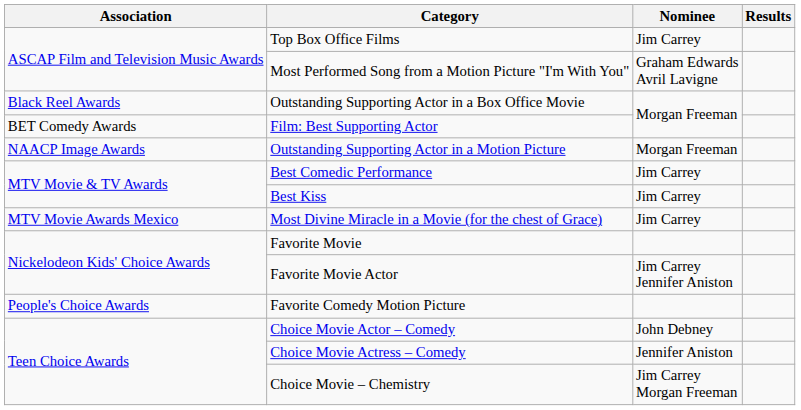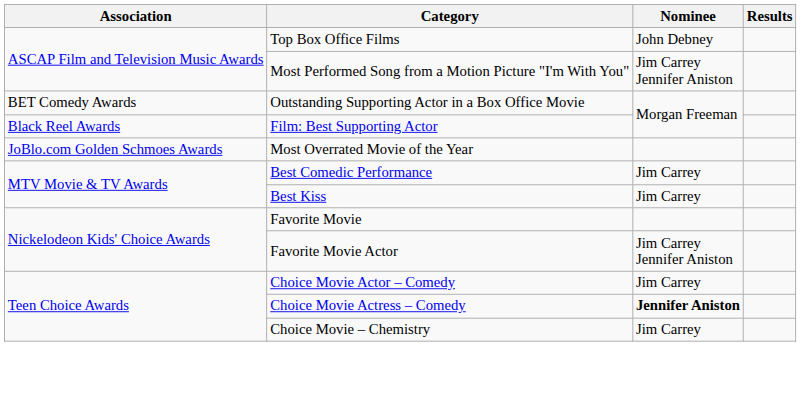(668, 39) Jim Carrey -> (675, 39) John Debney
(687, 71) Graham Edwards Avril Lavigne -> (684, 71) Jim Carrey Jennifer Aniston
(64, 102) Black Reel Awards -> (72, 102) BET Comedy Awards
(72, 126) BET Comedy Awards -> (64, 126) Black Reel Awards
+ row: (372, 149)
- row: (418, 149)
- row: (436, 219)
- row: (368, 306)
(675, 329) John Debney -> (668, 282) Jim Carrey
(684, 352) normal -> (688, 306) bold
(687, 384) Jim Carrey Morgan Freeman -> (668, 329) Jim Carrey
